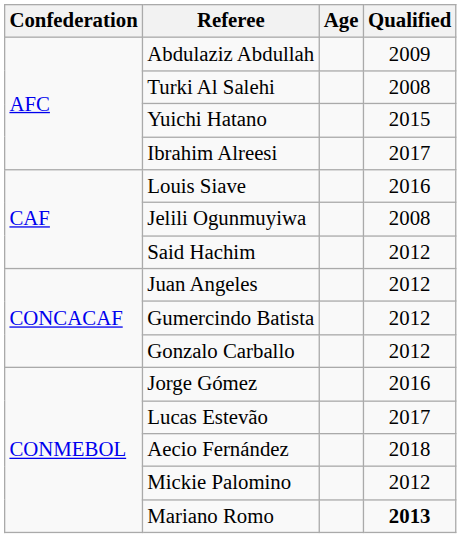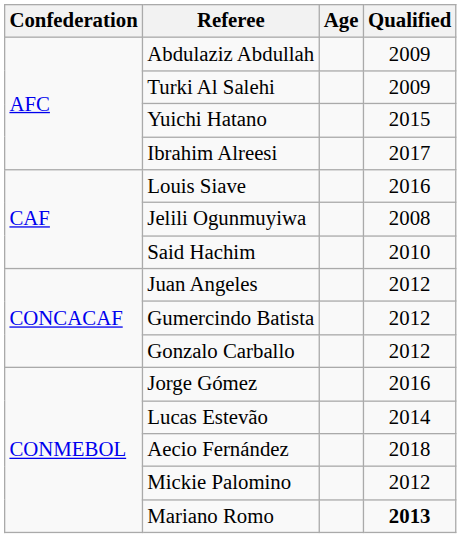(410, 86) 2008 -> (410, 86) 2009
(410, 251) 2012 -> (410, 251) 2010
(410, 416) 2017 -> (410, 416) 2014
